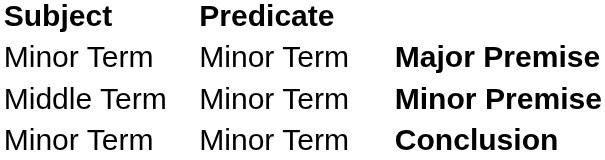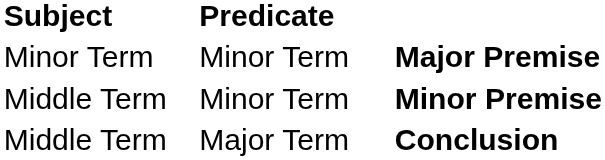(79, 140) Minor Term -> (85, 140) Middle Term
(274, 140) Minor Term -> (274, 140) Major Term
